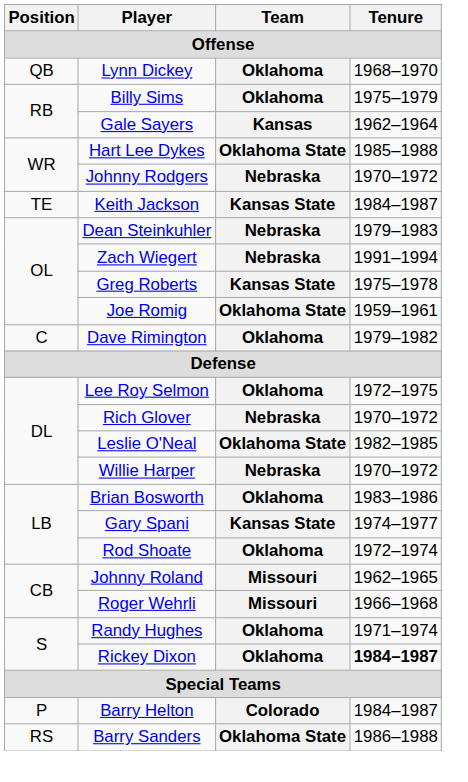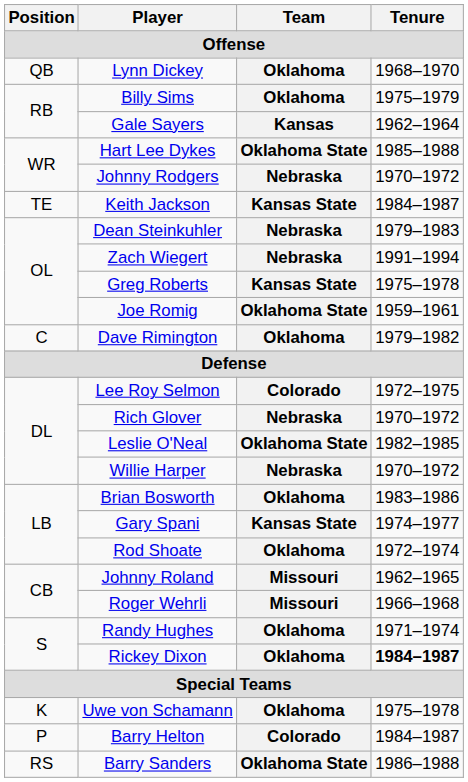(283, 390) Oklahoma -> (304, 390) Colorado
+ row: (158, 710)
